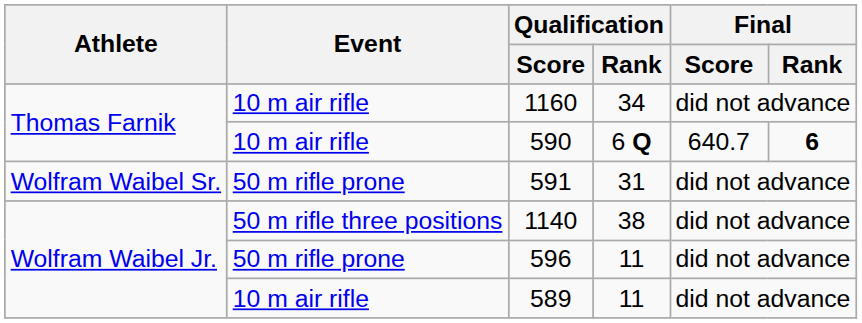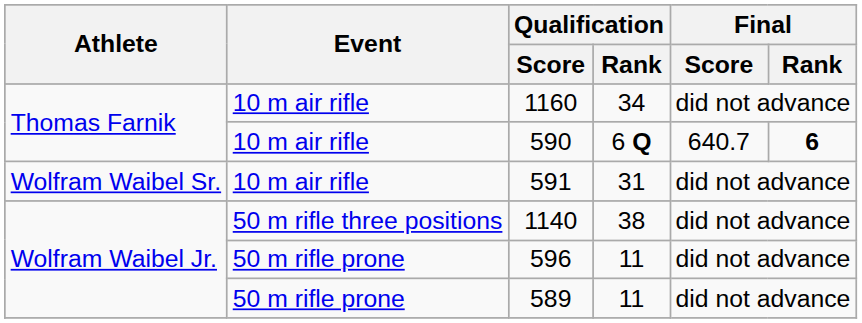(319, 181) 50 m rifle prone -> (301, 181) 10 m air rifle
(301, 299) 10 m air rifle -> (319, 299) 50 m rifle prone
